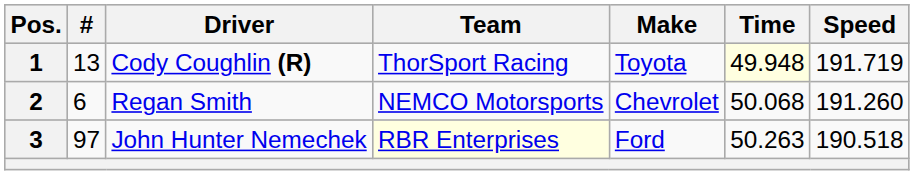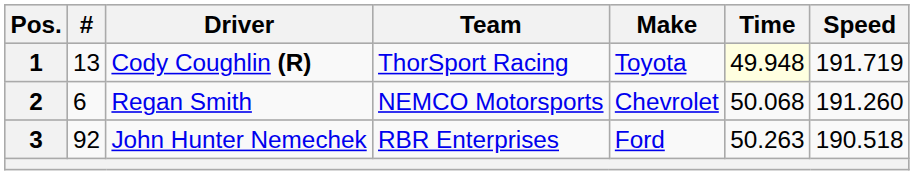(87, 140) 97 -> (87, 140) 92
(469, 140) lightyellow background -> (469, 140) no background
